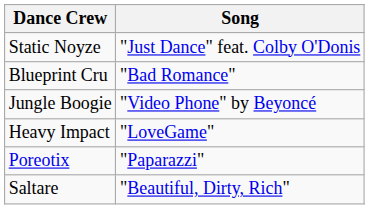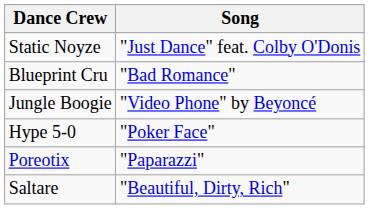- row: (59, 132)
+ row: (42, 132)
